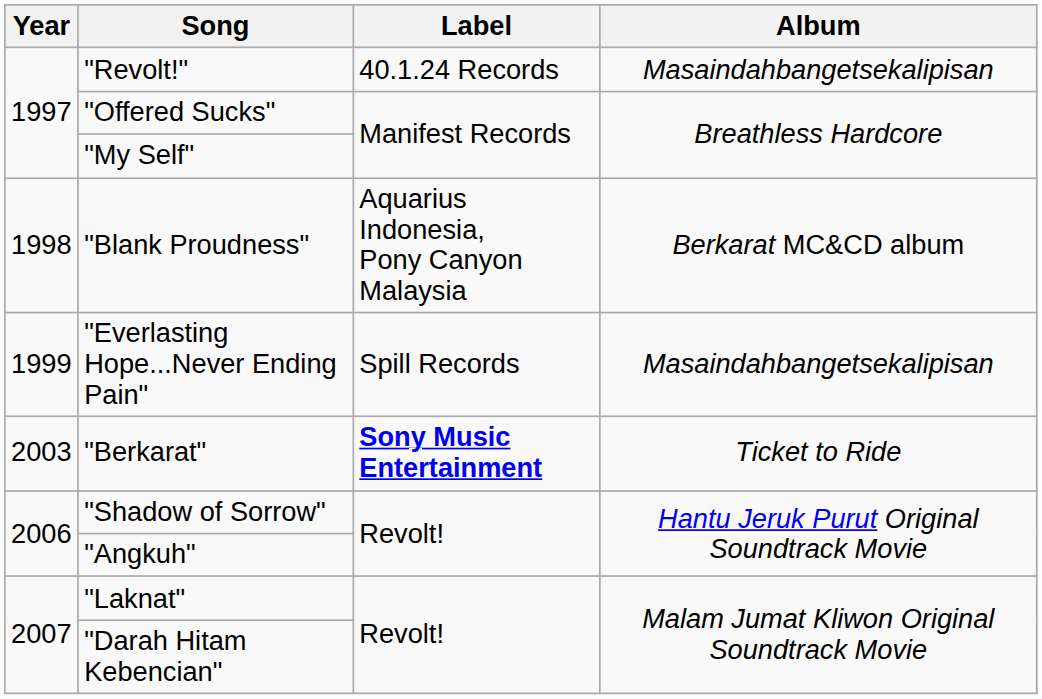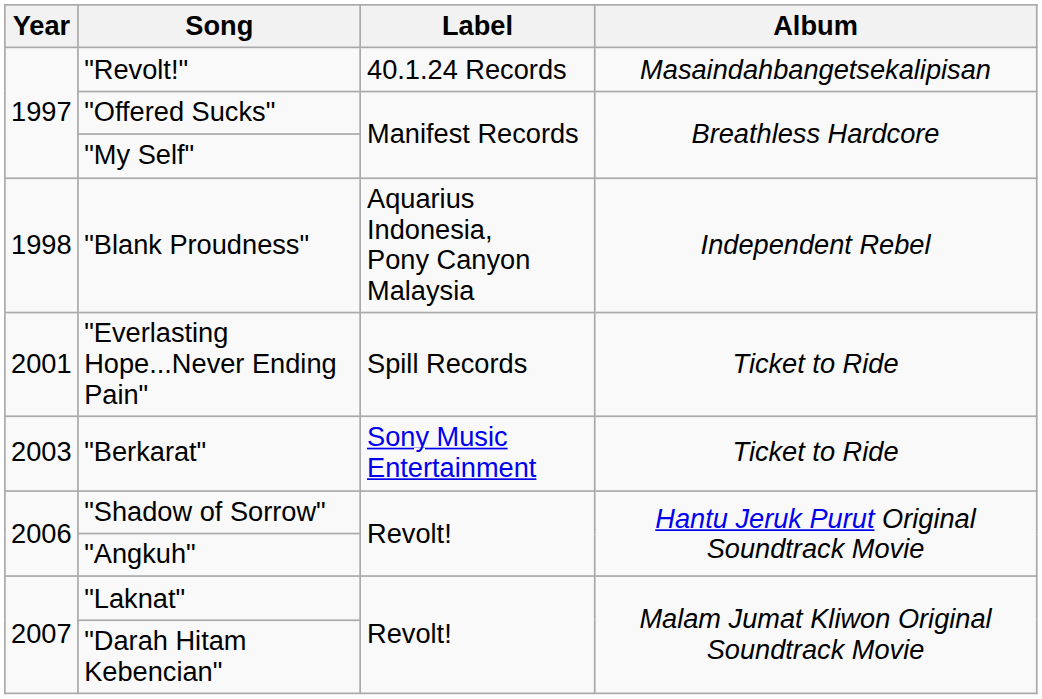(818, 244) Berkarat MC&CD album -> (816, 244) Independent Rebel
(41, 364) 1999 -> (41, 364) 2001
(818, 364) Masaindahbangetsekalipisan -> (816, 364) Ticket to Ride
(451, 453) bold -> (452, 453) normal
